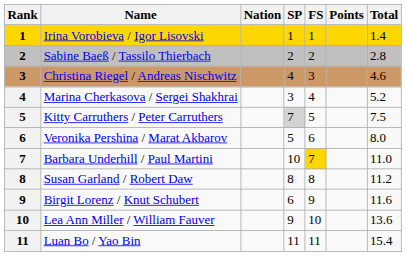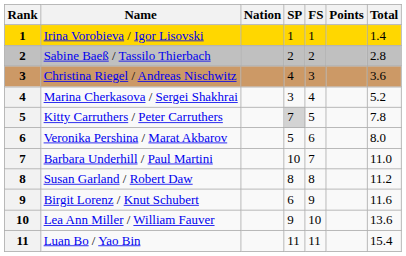(378, 76) 4.6 -> (378, 76) 3.6
(378, 117) 7.5 -> (378, 117) 7.8
(311, 158) gold background -> (311, 158) no background
